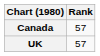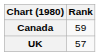(81, 28) 57 -> (81, 28) 59
